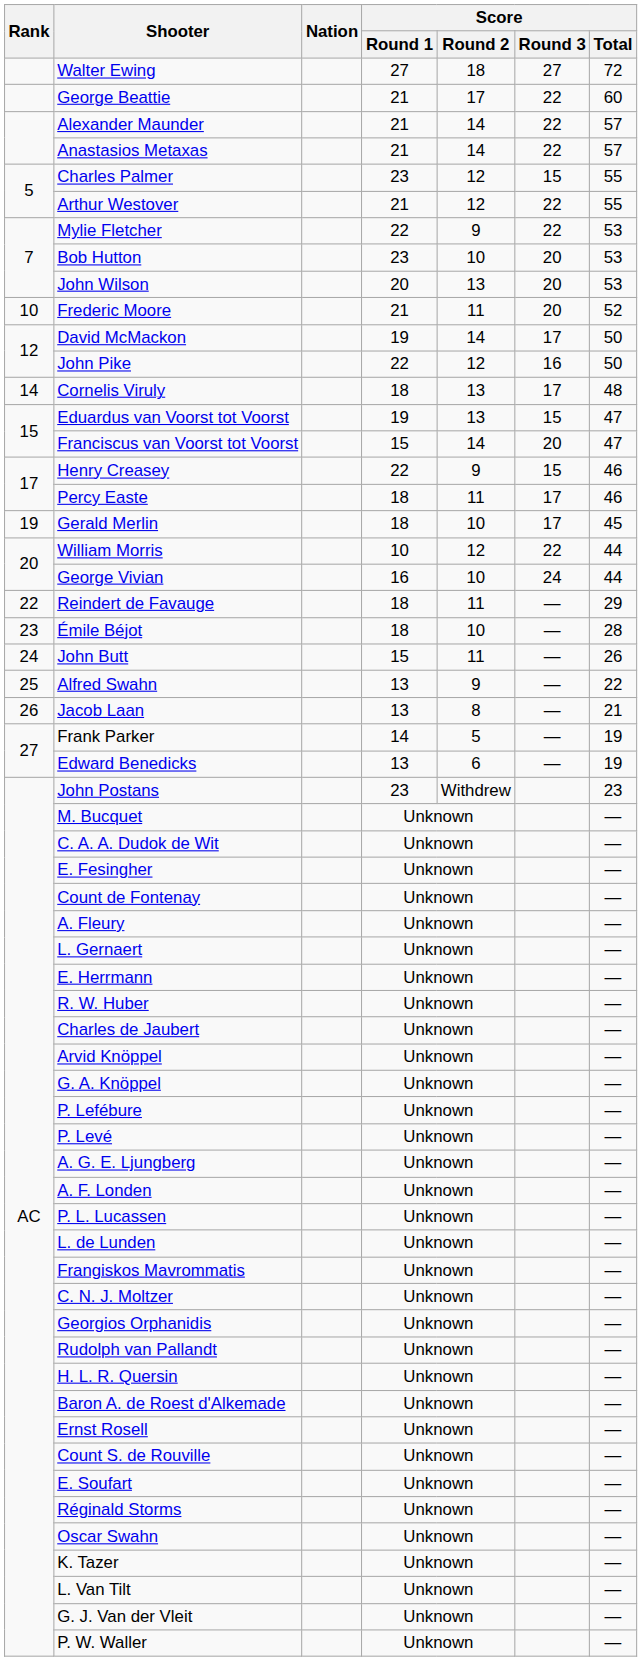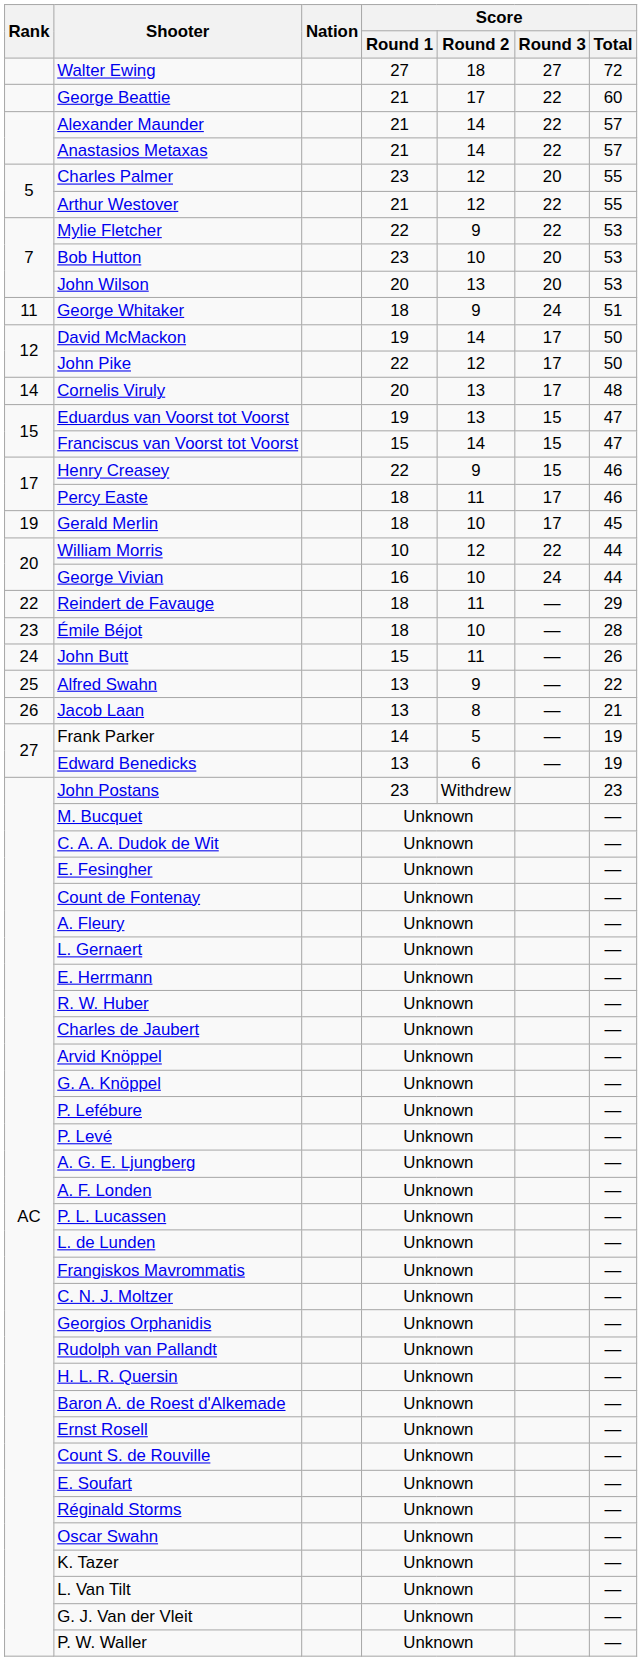(552, 177) 15 -> (552, 177) 20
- row: (114, 310)
+ row: (121, 310)
(552, 364) 16 -> (552, 364) 17
(399, 390) 18 -> (399, 390) 20
(552, 444) 20 -> (552, 444) 15
